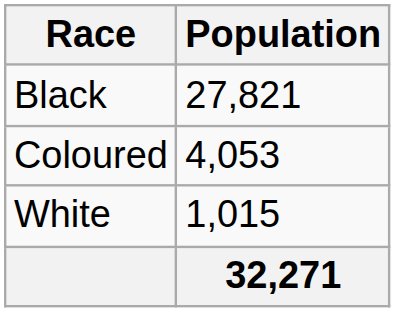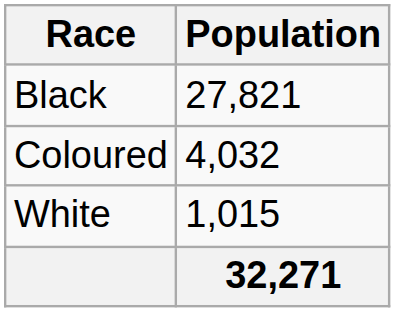(233, 154) 4,053 -> (233, 154) 4,032
